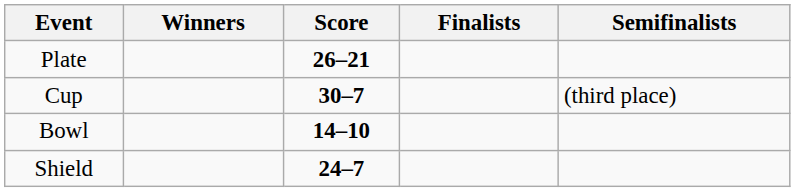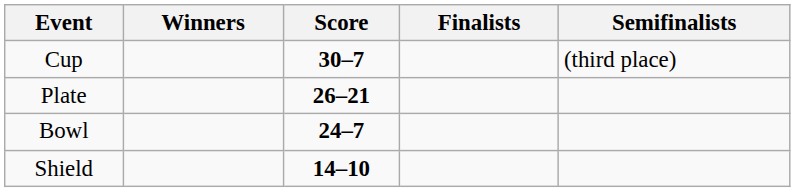rows swapped: (64, 95) <-> (64, 58)
(341, 131) 14–10 -> (341, 131) 24–7
(341, 167) 24–7 -> (341, 167) 14–10
